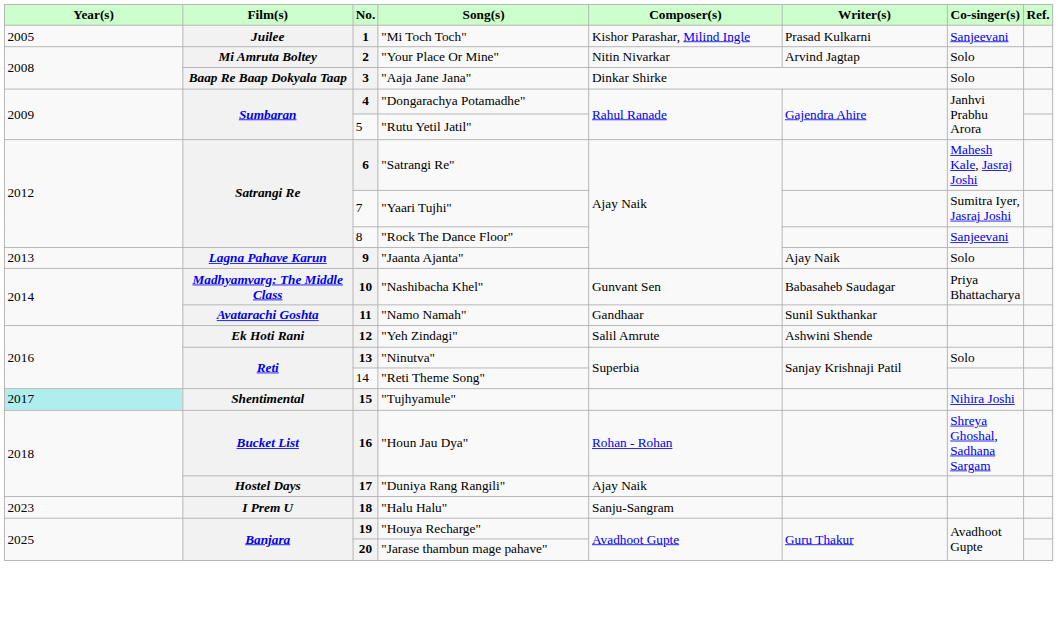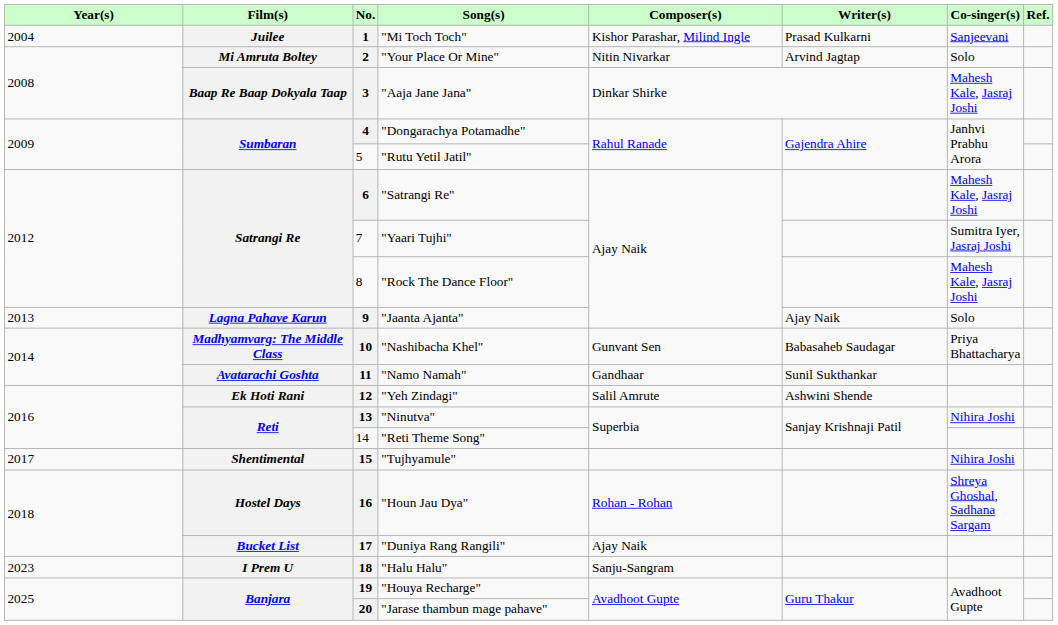(21, 36) 2005 -> (21, 36) 2004
(962, 78) Solo -> (981, 93) Mahesh Kale, Jasraj Joshi
(979, 237) Sanjeevani -> (981, 281) Mahesh Kale, Jasraj Joshi
(962, 357) Solo -> (983, 417) Nihira Joshi
(21, 399) paleturquoise background -> (21, 459) no background
(268, 442) Bucket List -> (268, 502) Hostel Days
(268, 486) Hostel Days -> (268, 546) Bucket List
